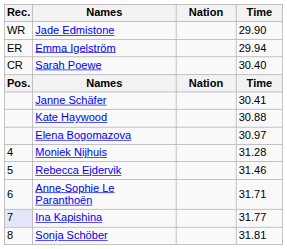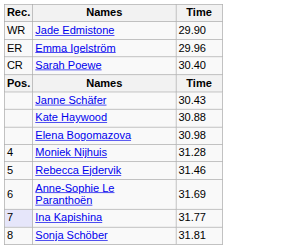- column: (206, 13)
(252, 48) 29.94 -> (192, 48) 29.96
(252, 100) 30.41 -> (192, 100) 30.43
(252, 135) 30.97 -> (192, 135) 30.98
(252, 194) 31.71 -> (192, 194) 31.69
